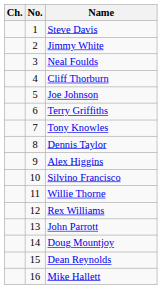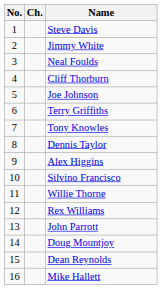columns swapped: (35, 12) <-> (15, 12)
